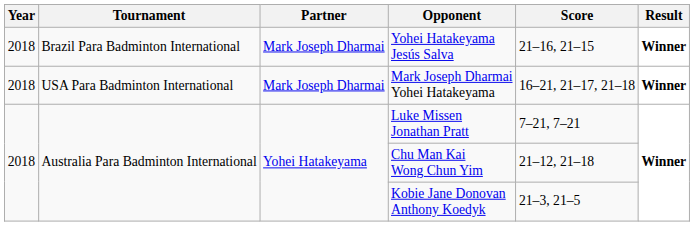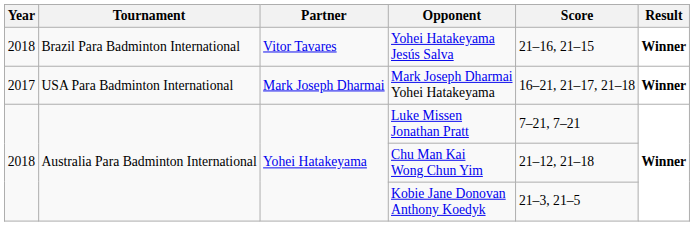(324, 46) Mark Joseph Dharmai -> (300, 46) Vitor Tavares
(21, 85) 2018 -> (21, 85) 2017
